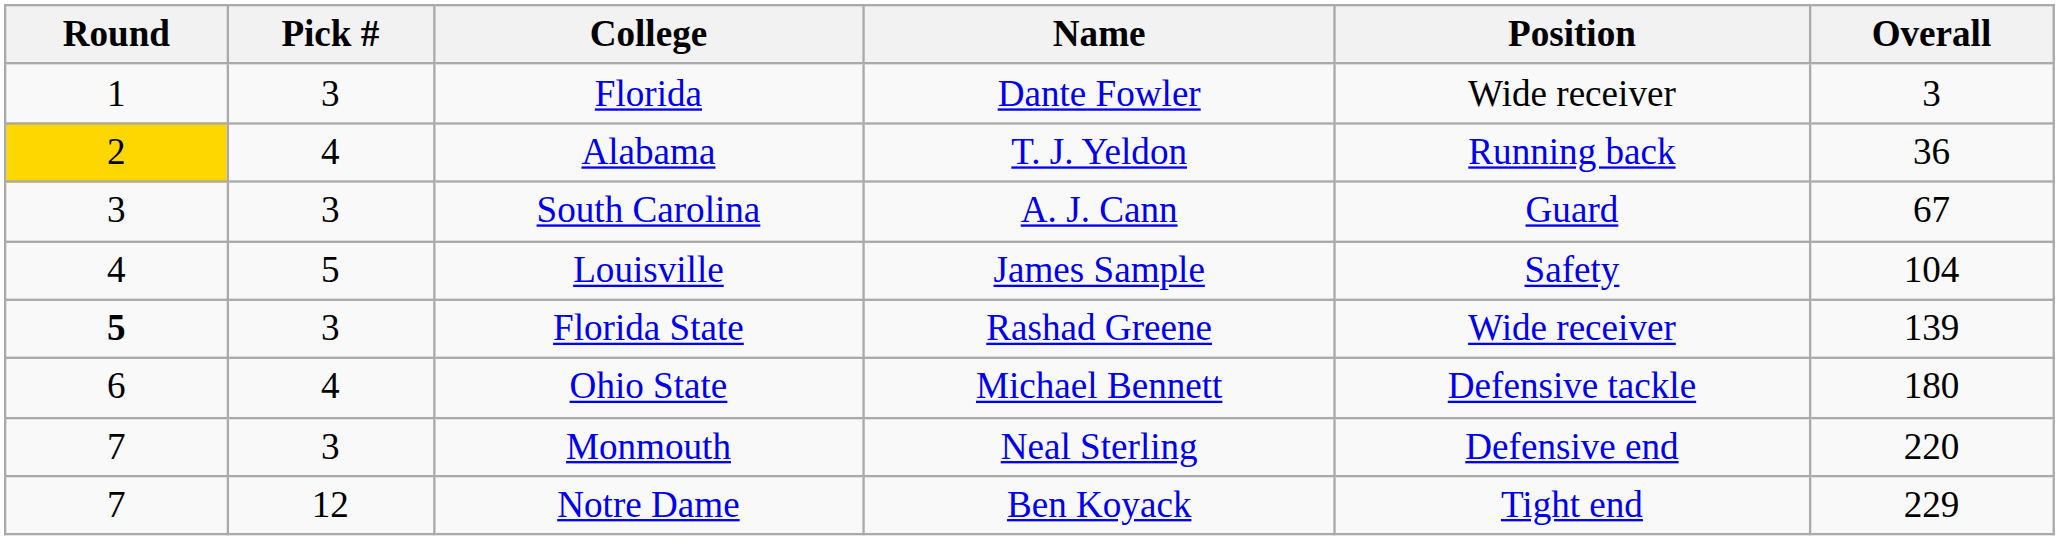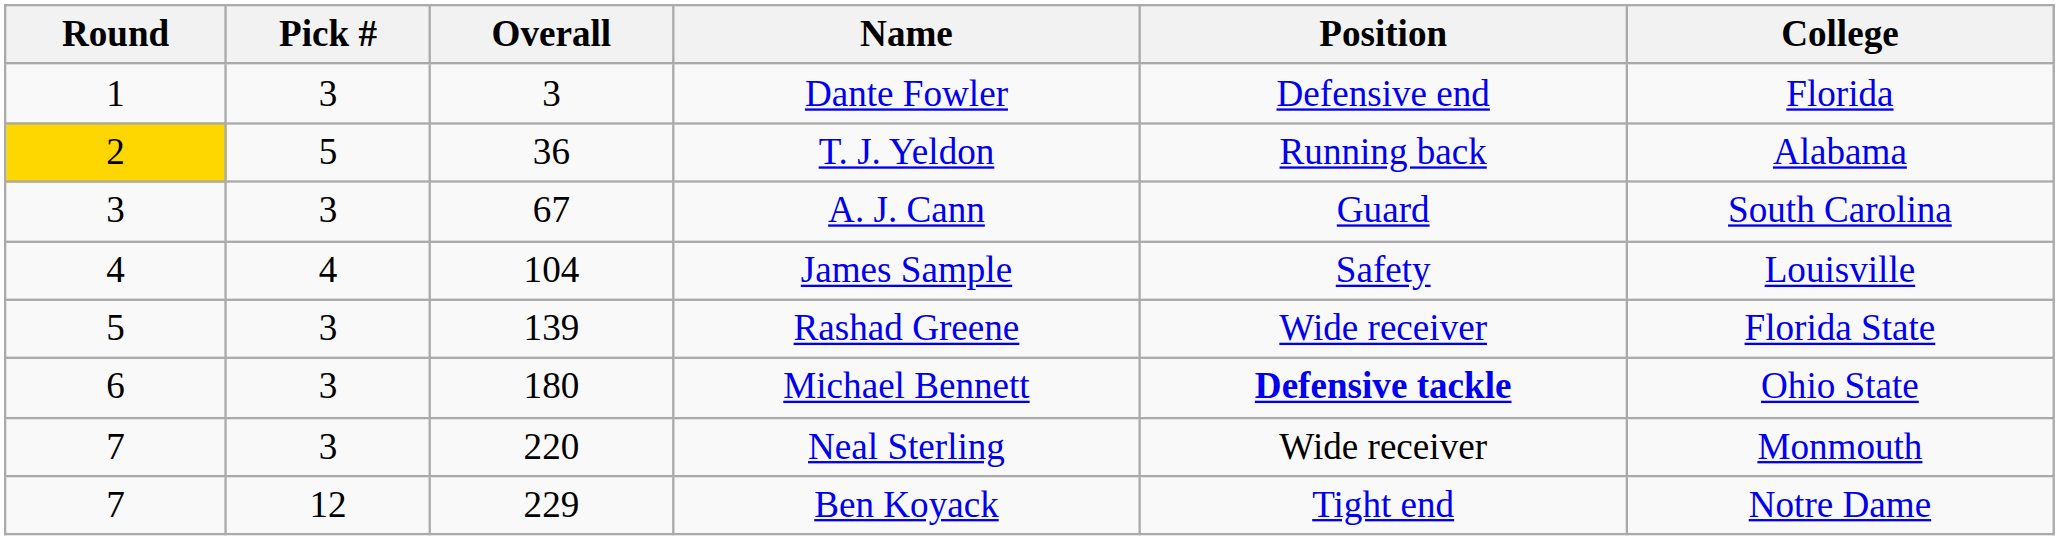columns swapped: (1931, 33) <-> (648, 33)
(1572, 92) Wide receiver -> (1383, 92) Defensive end
(330, 151) 4 -> (328, 151) 5
(330, 269) 5 -> (328, 269) 4
(116, 328) bold -> (116, 328) normal
(330, 387) 4 -> (328, 387) 3
(1572, 387) normal -> (1383, 387) bold
(1572, 446) Defensive end -> (1383, 446) Wide receiver
